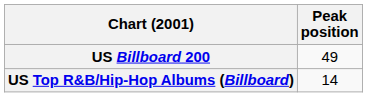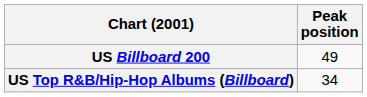(330, 80) 14 -> (330, 80) 34
